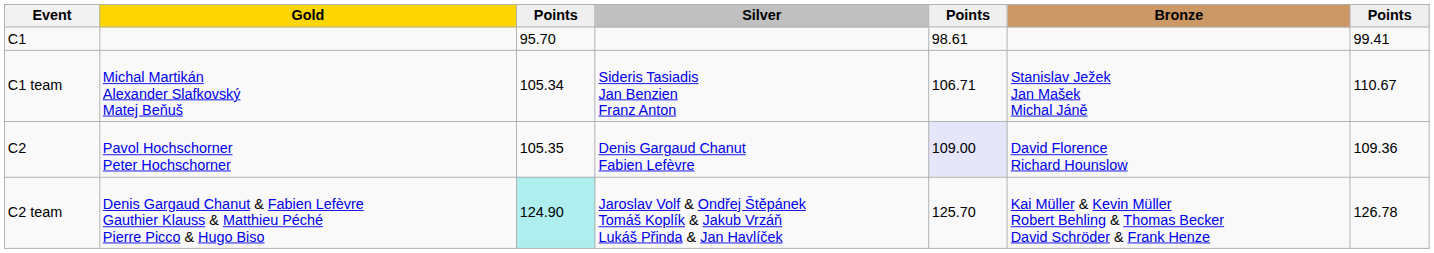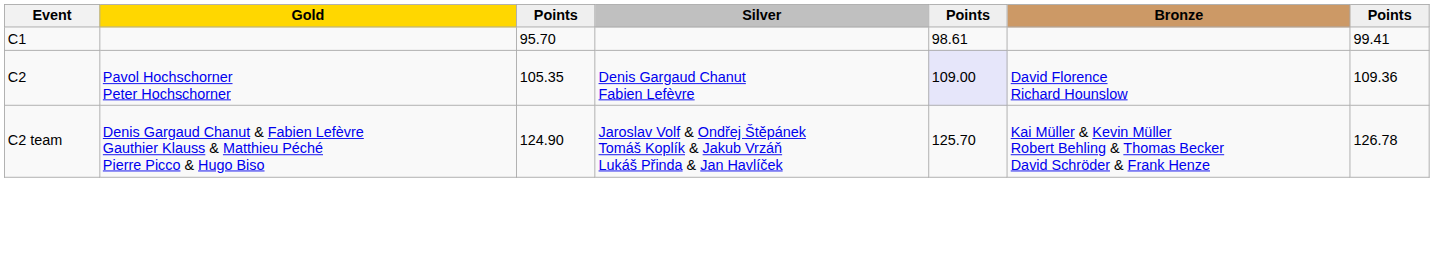- row: (35, 85)
(542, 212) paleturquoise background -> (542, 141) no background
